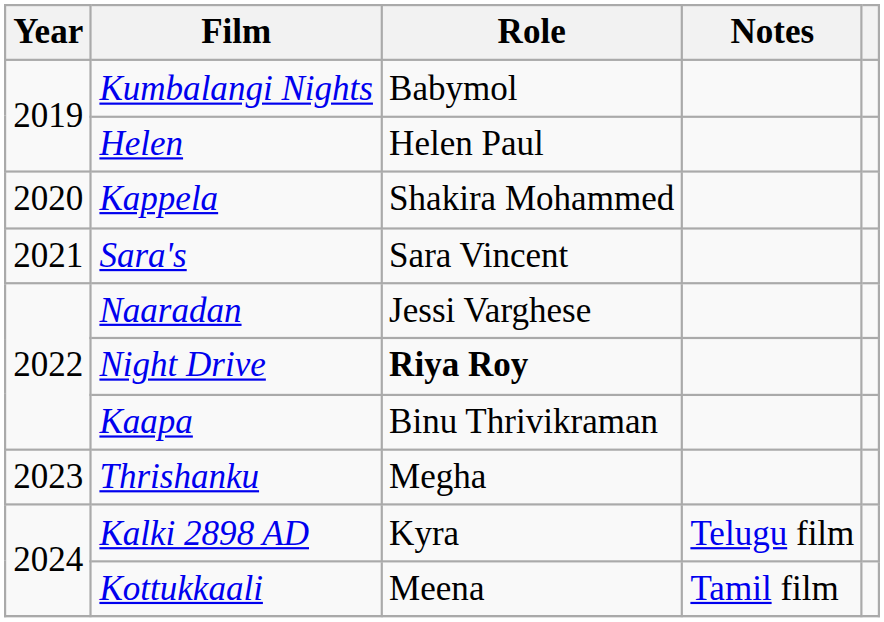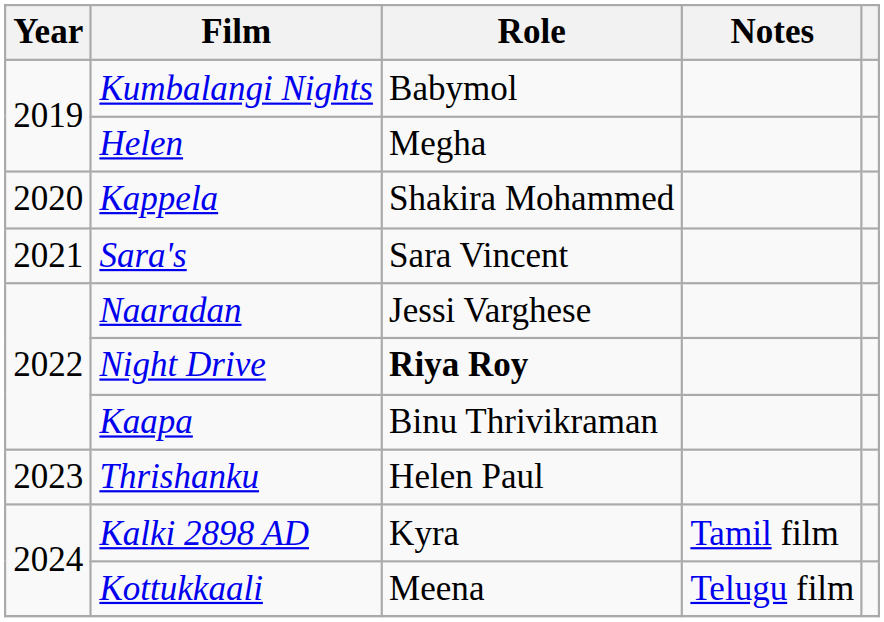(466, 143) Helen Paul -> (438, 143) Megha
(438, 476) Megha -> (466, 476) Helen Paul
(772, 532) Telugu film -> (765, 532) Tamil film
(765, 587) Tamil film -> (772, 587) Telugu film
